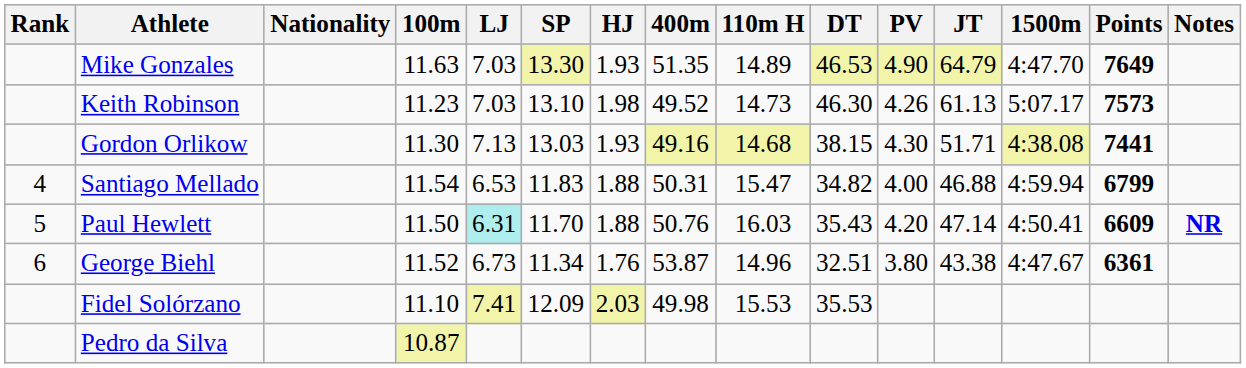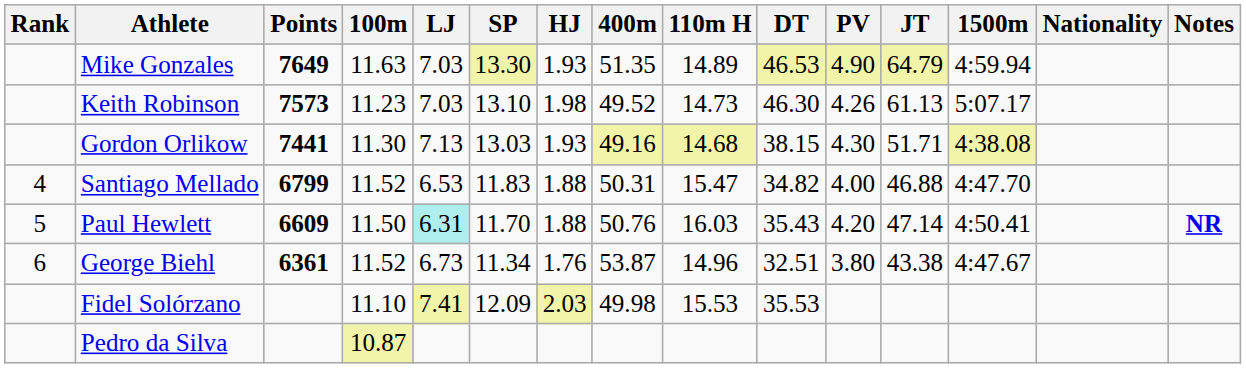columns swapped: (330, 24) <-> (1129, 24)
(1046, 64) 4:47.70 -> (993, 64) 4:59.94
(431, 183) 11.54 -> (378, 183) 11.52
(1046, 183) 4:59.94 -> (993, 183) 4:47.70
